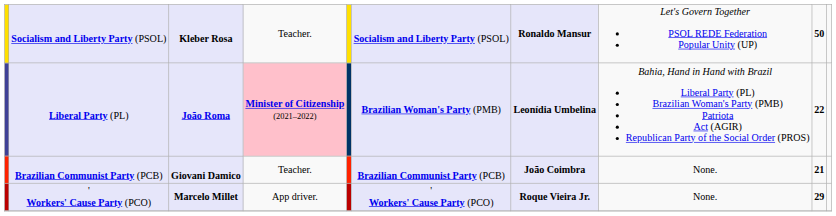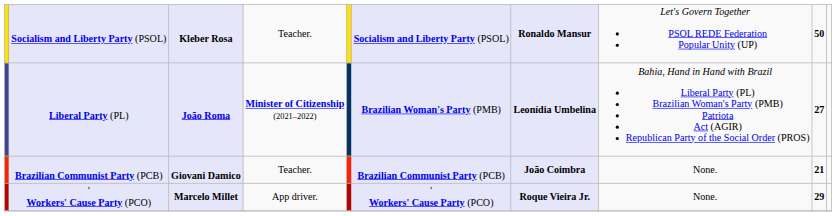(295, 109) pink background -> (295, 109) no background
(819, 109) 22 -> (819, 109) 27
